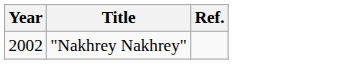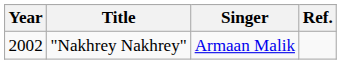+ column: (245, 18)
